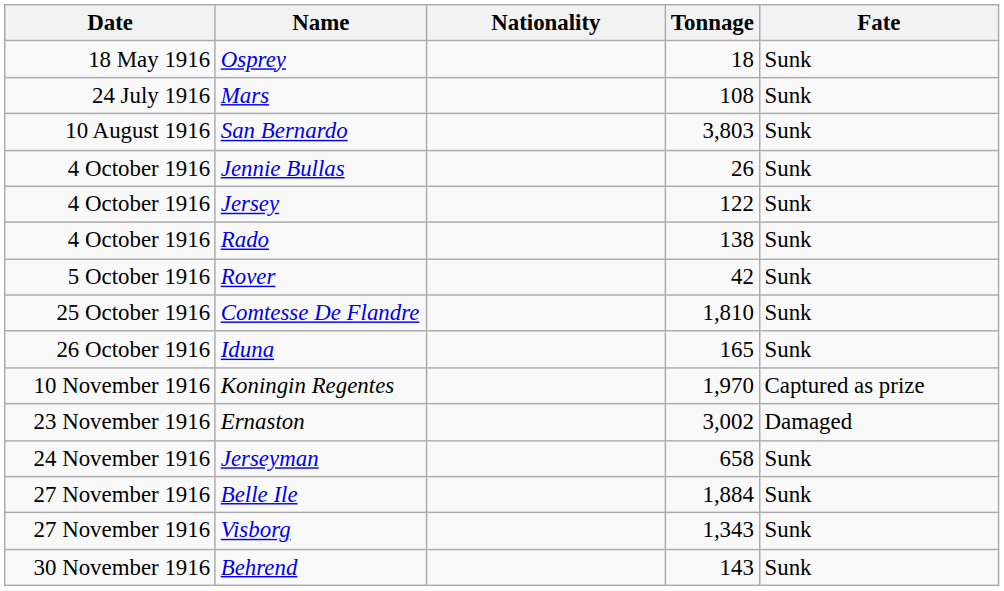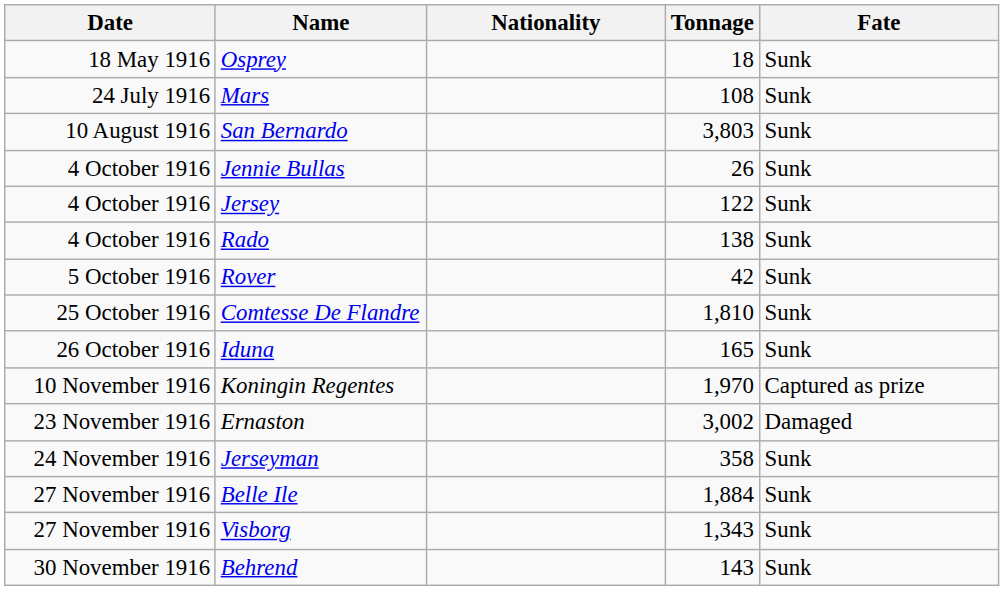(737, 458) 658 -> (737, 458) 358
